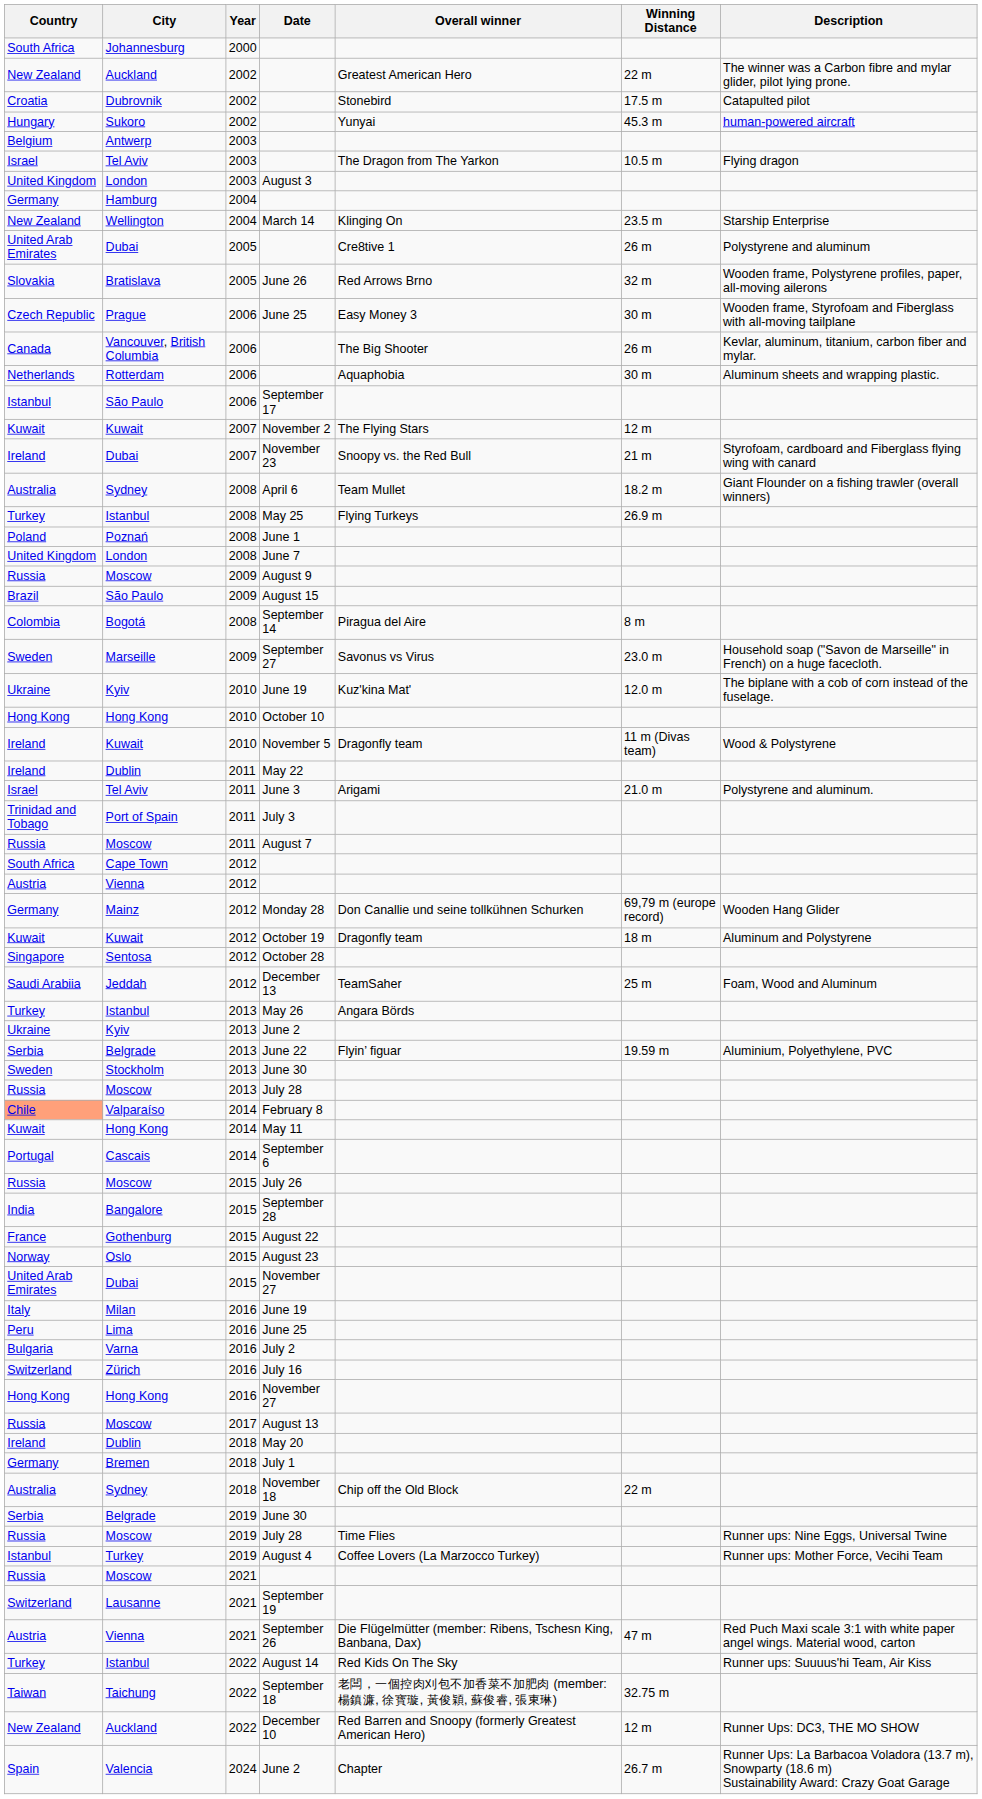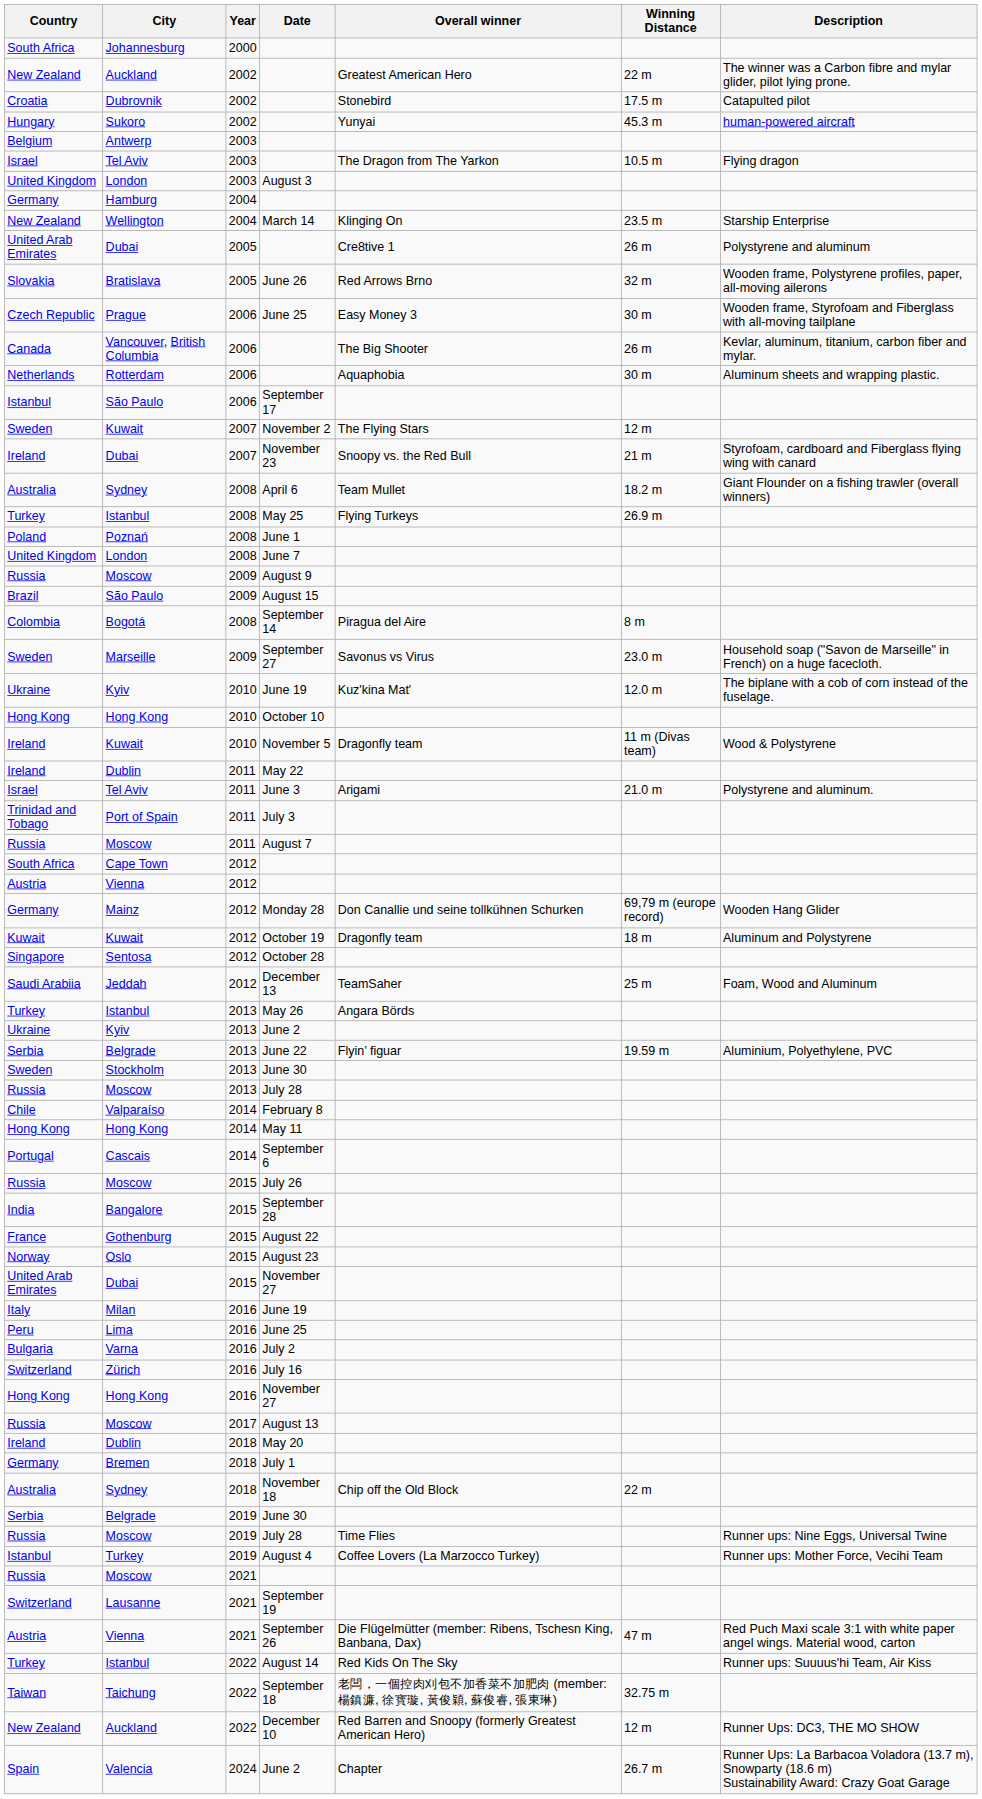(26, 429) Kuwait -> (30, 429) Sweden
(21, 1109) lightsalmon background -> (21, 1109) no background
(26, 1129) Kuwait -> (38, 1129) Hong Kong
